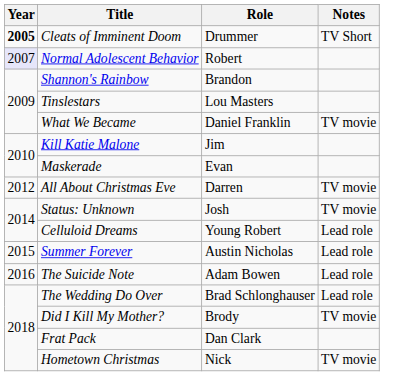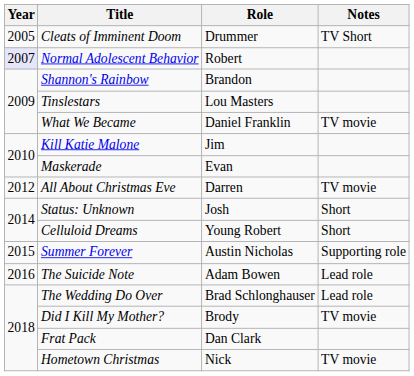(21, 36) bold -> (21, 36) normal
(349, 209) TV movie -> (336, 209) Short
(347, 230) Lead role -> (336, 230) Short
(347, 252) Lead role -> (364, 252) Supporting role
